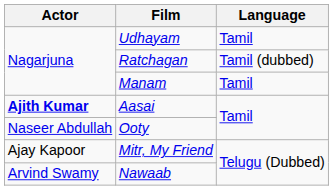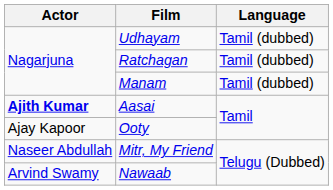(236, 38) Tamil -> (267, 38) Tamil (dubbed)
(236, 83) Tamil -> (267, 83) Tamil (dubbed)
(60, 128) Naseer Abdullah -> (47, 128) Ajay Kapoor
(47, 151) Ajay Kapoor -> (60, 151) Naseer Abdullah
